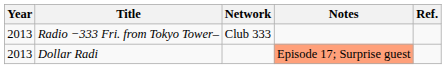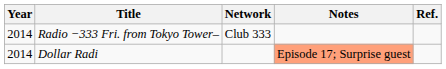(20, 34) 2013 -> (20, 34) 2014
(20, 53) 2013 -> (20, 53) 2014
